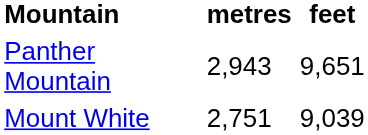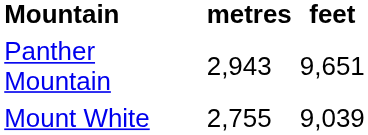(239, 118) 2,751 -> (239, 118) 2,755
